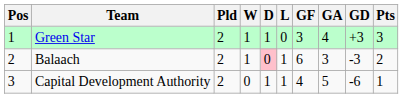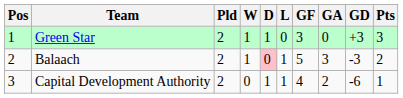(325, 37) 4 -> (325, 37) 0
(299, 59) 6 -> (299, 59) 5
(325, 81) 5 -> (325, 81) 2
